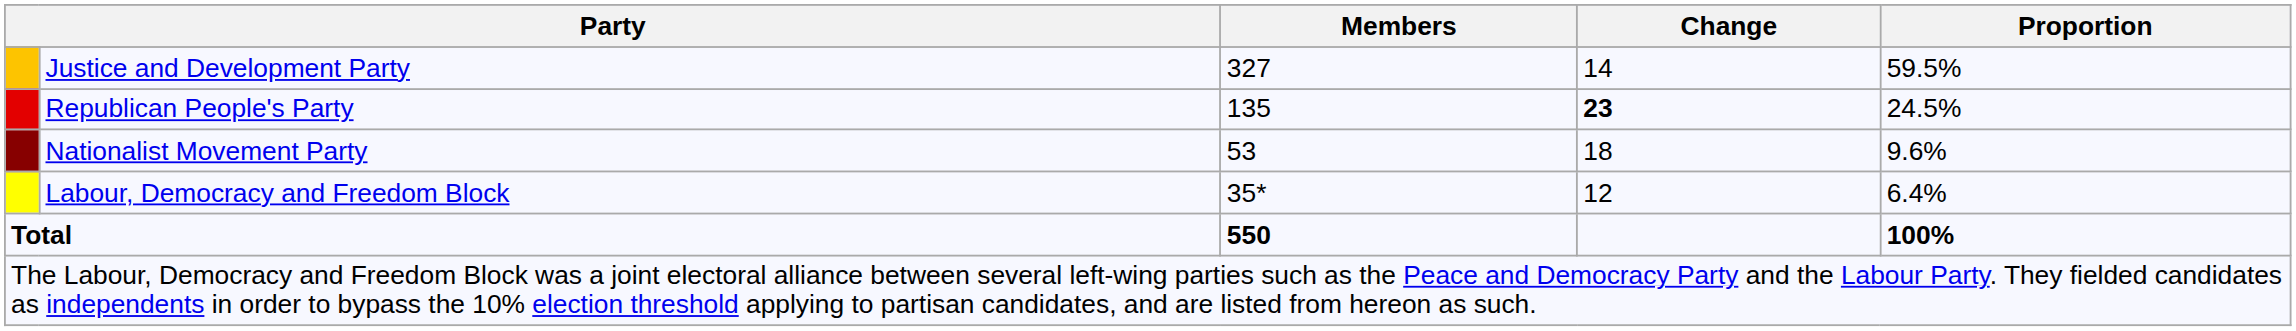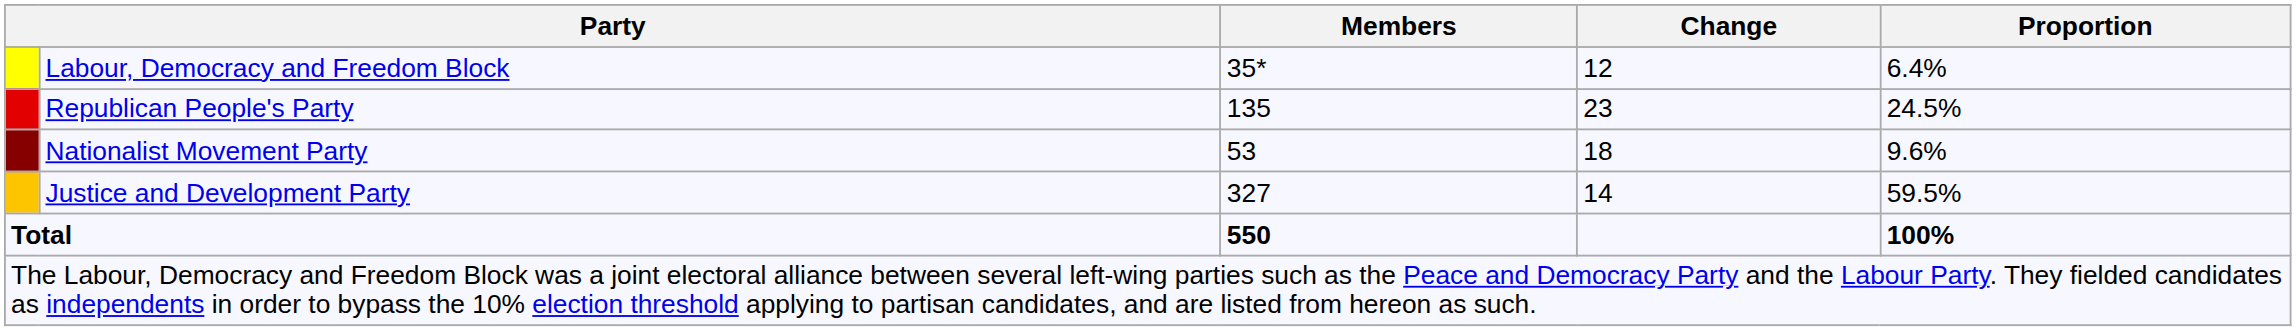rows swapped: (228, 68) <-> (277, 193)
(1598, 109) bold -> (1598, 109) normal
